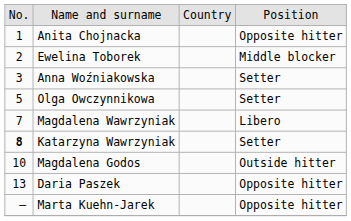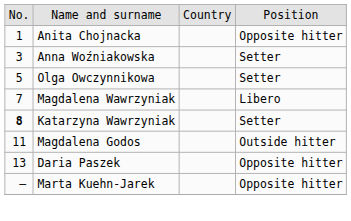- row: (89, 57)
(19, 163) 10 -> (19, 142) 11
